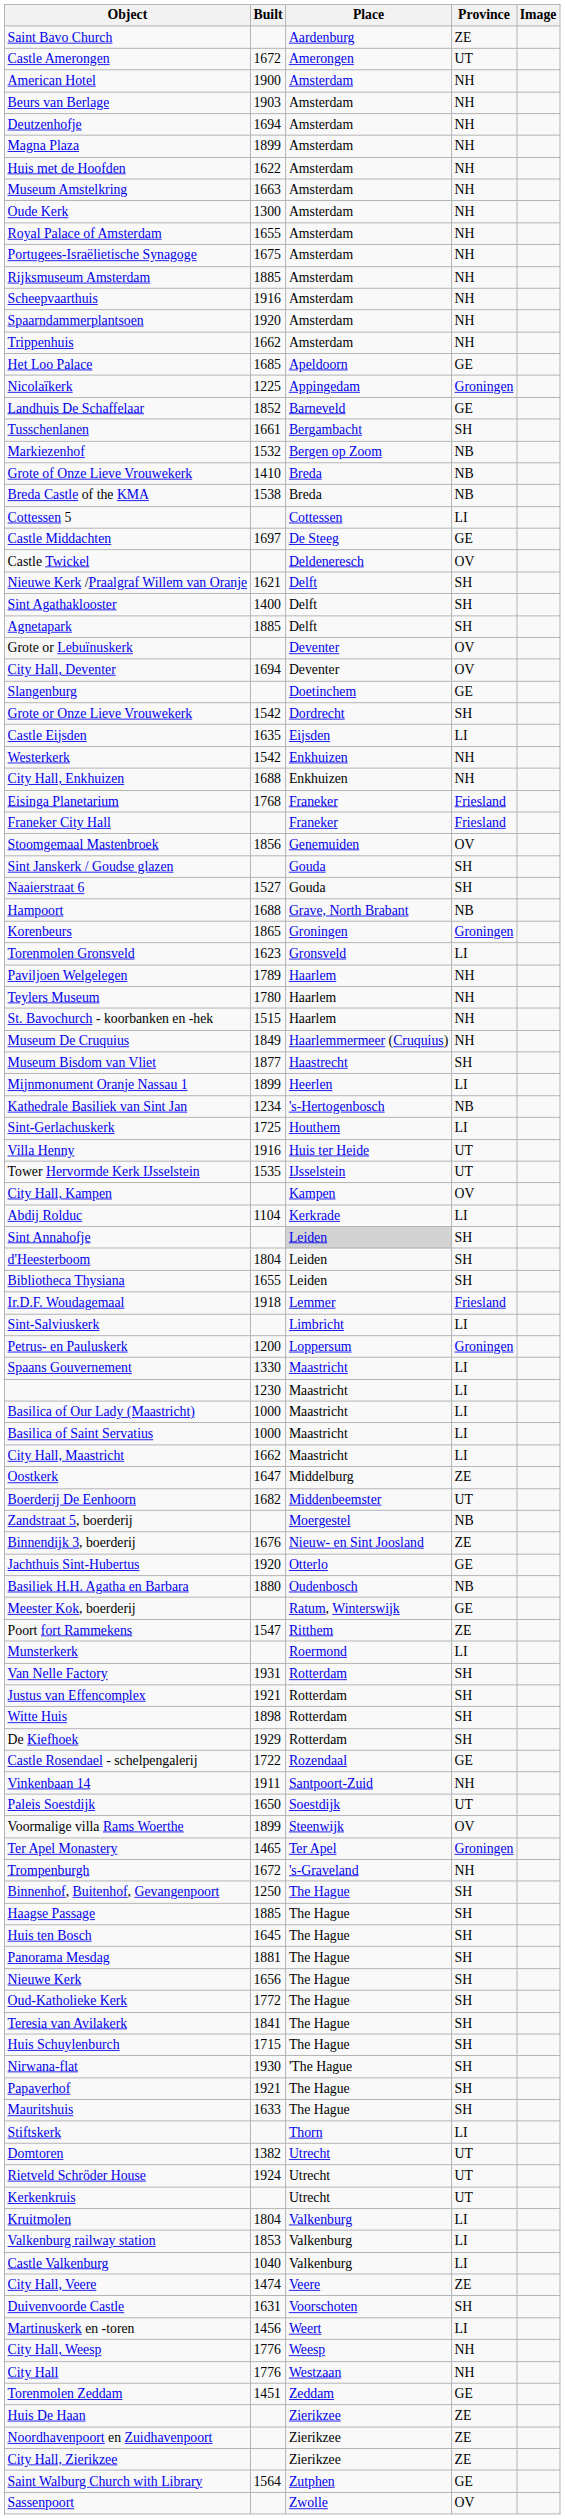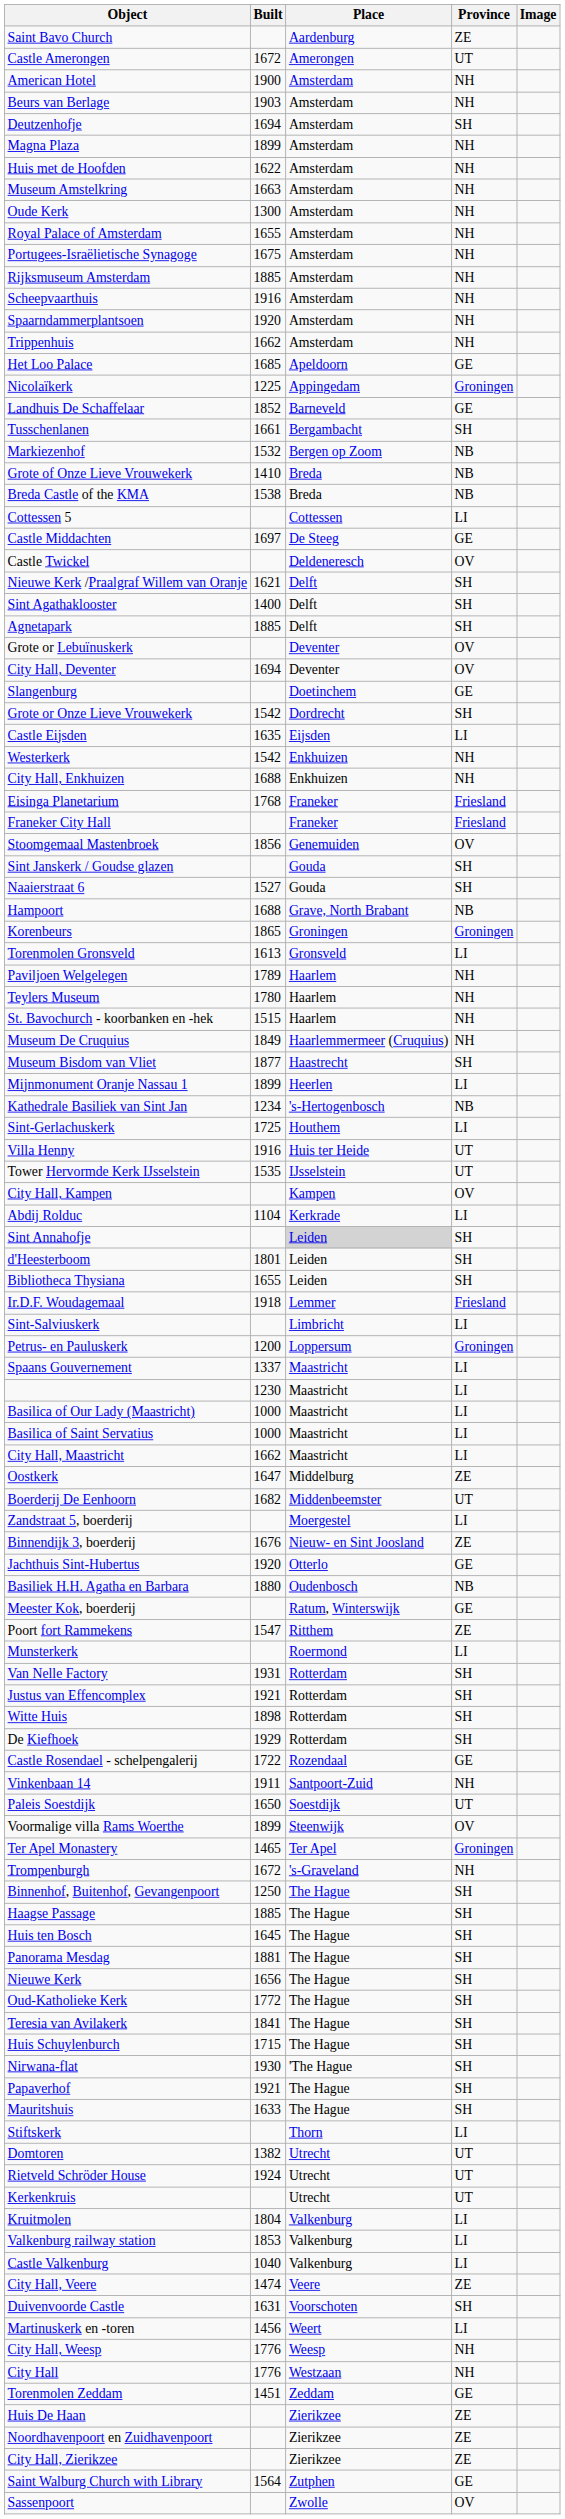(464, 124) NH -> (463, 124) SH
(267, 953) 1623 -> (267, 953) 1613
(267, 1259) 1804 -> (267, 1259) 1801
(267, 1368) 1330 -> (267, 1368) 1337
(464, 1521) NB -> (461, 1521) LI
